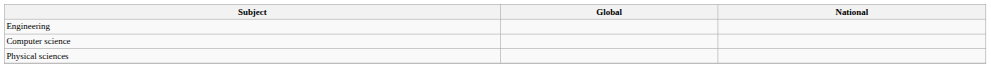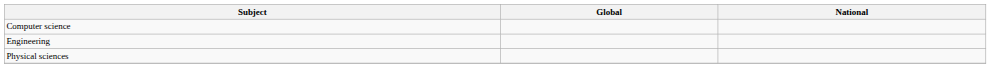rows swapped: (38, 41) <-> (28, 26)
